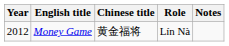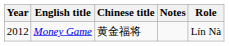columns swapped: (175, 13) <-> (208, 13)
